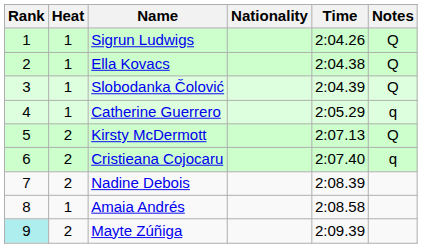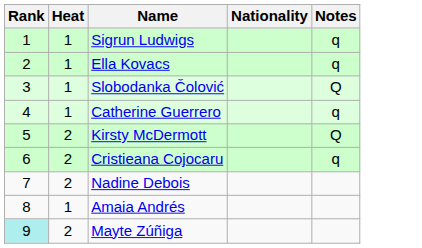- column: (340, 16)
(393, 40) Q -> (336, 40) q
(393, 64) Q -> (336, 64) q
